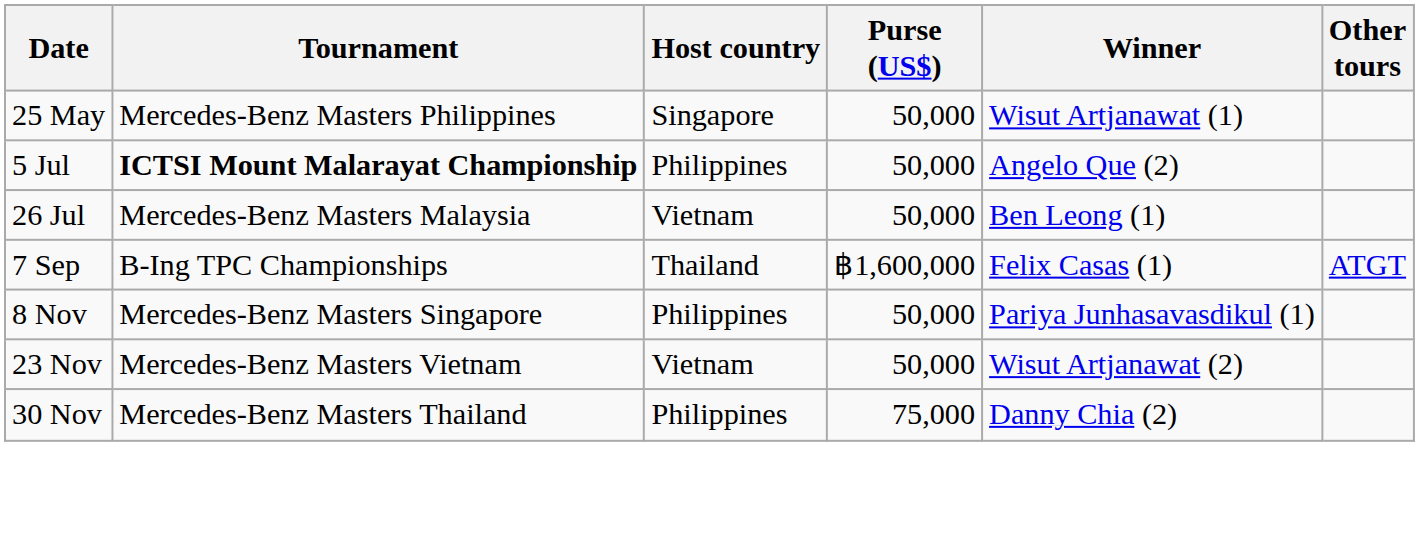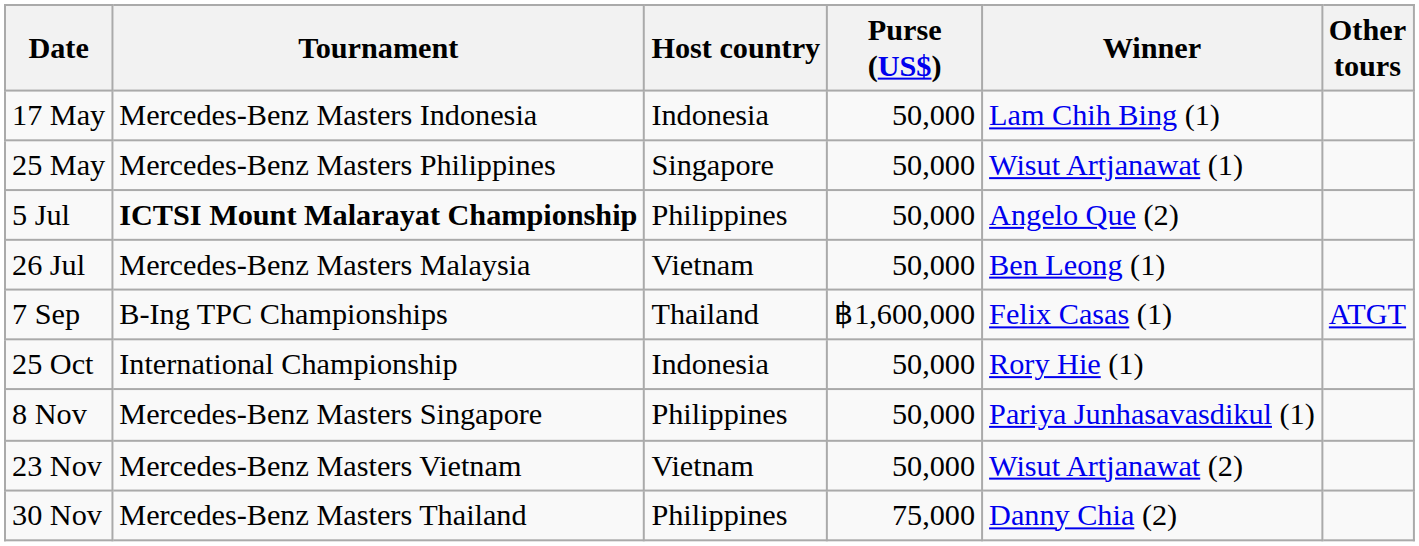+ row: (59, 115)
+ row: (53, 364)
